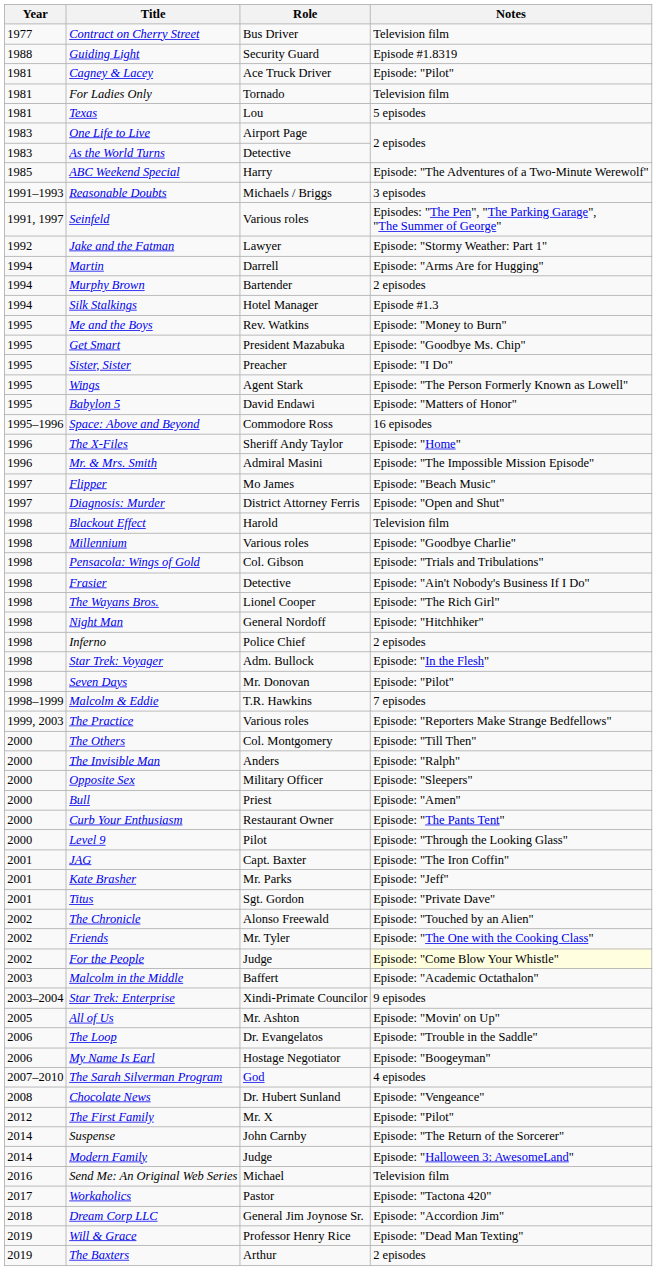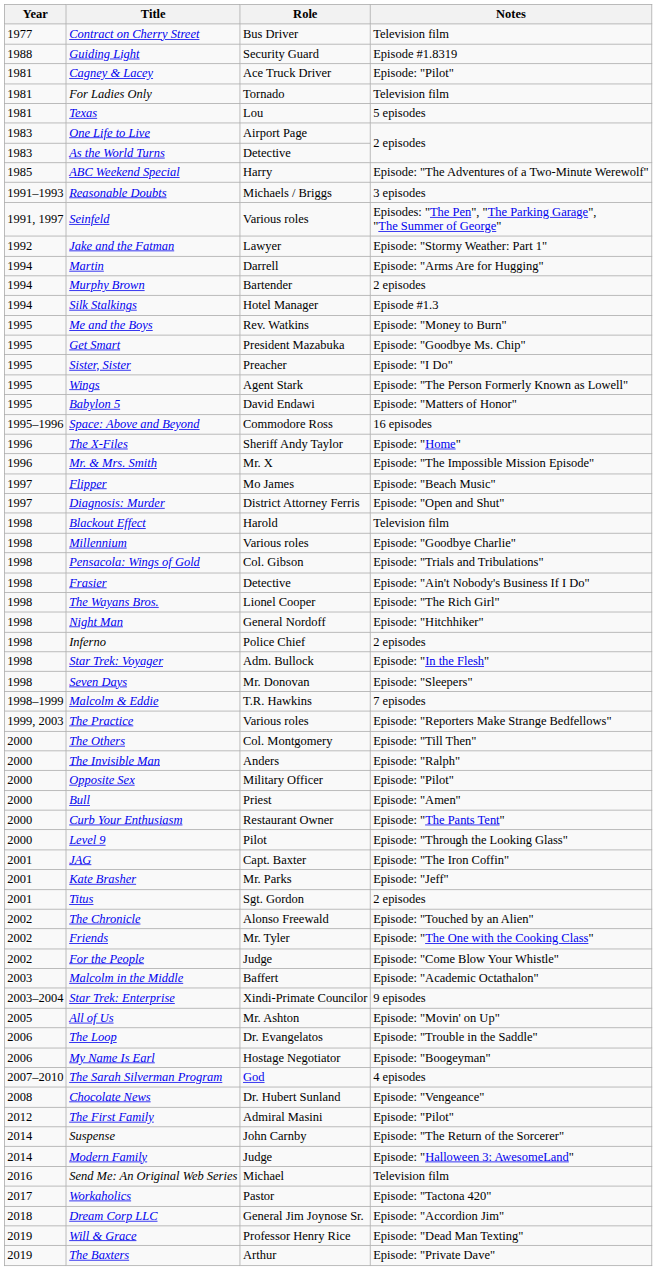(283, 463) Admiral Masini -> (258, 463) Mr. X
(414, 681) Episode: "Pilot" -> (423, 681) Episode: "Sleepers"
(423, 780) Episode: "Sleepers" -> (414, 780) Episode: "Pilot"
(434, 899) Episode: "Private Dave" -> (399, 899) 2 episodes
(466, 958) lightyellow background -> (466, 958) no background
(258, 1117) Mr. X -> (283, 1117) Admiral Masini
(399, 1255) 2 episodes -> (434, 1255) Episode: "Private Dave"
